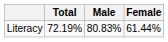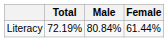(104, 28) 80.83% -> (104, 28) 80.84%
